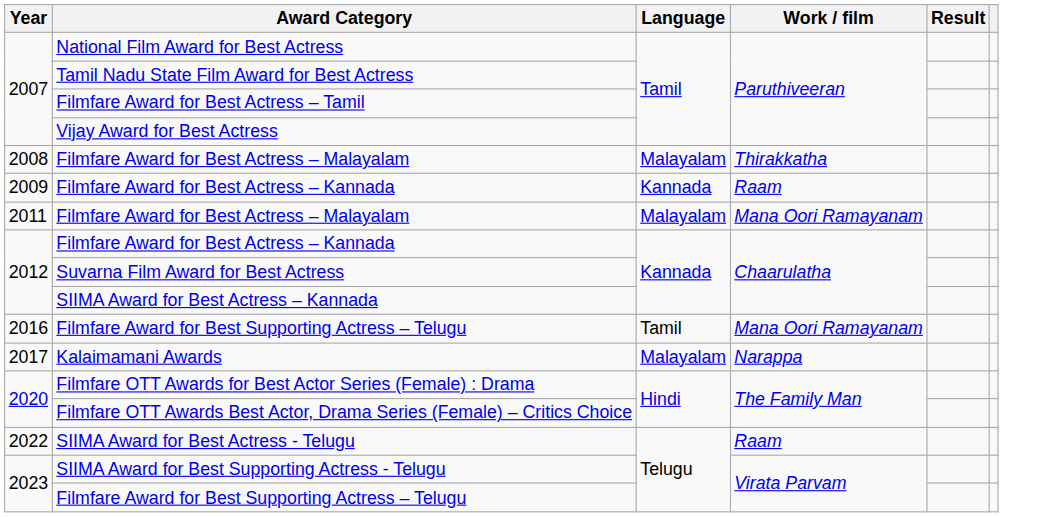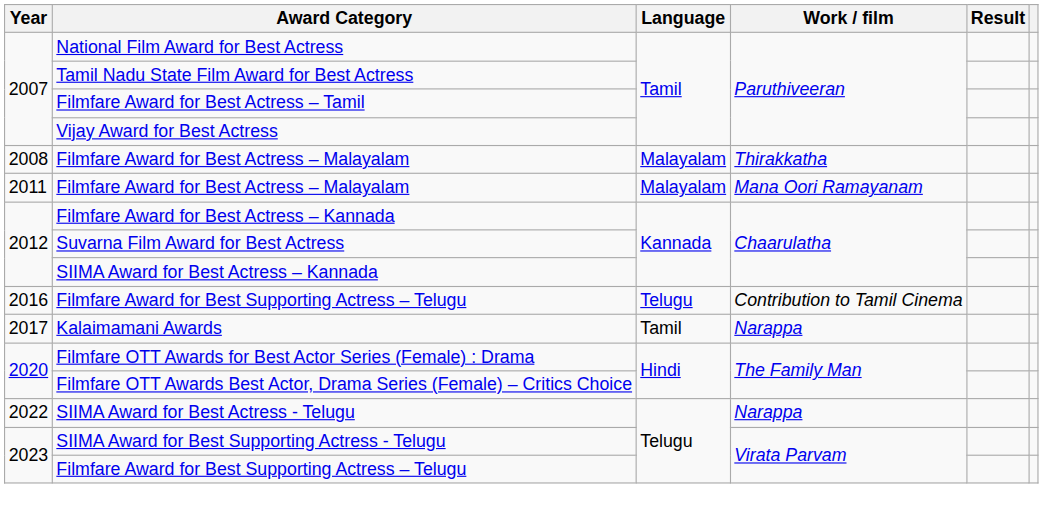- row: (28, 187)
(661, 328) Tamil -> (666, 300) Telugu
(829, 328) Mana Oori Ramayanam -> (848, 300) Contribution to Tamil Cinema
(683, 356) Malayalam -> (661, 328) Tamil
(758, 441) Raam -> (768, 412) Narappa
